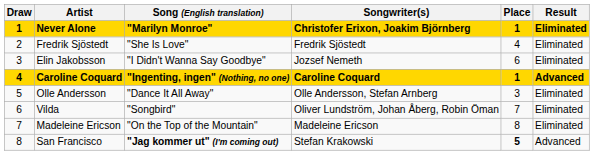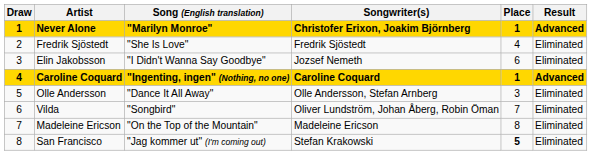(561, 28) Eliminated -> (560, 28) Advanced
(203, 142) bold -> (196, 142) normal
(558, 142) Advanced -> (559, 142) Eliminated
